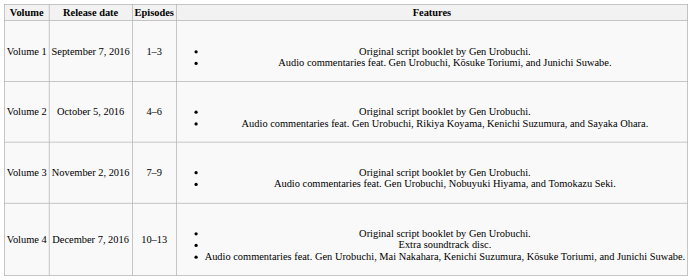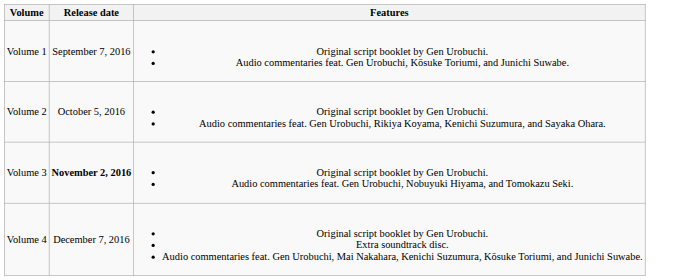- column: (154, 12)
(91, 172) normal -> (91, 172) bold
